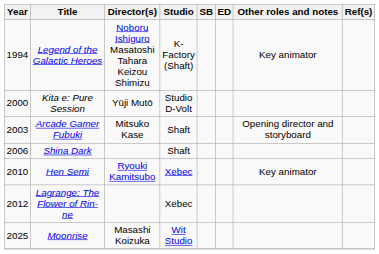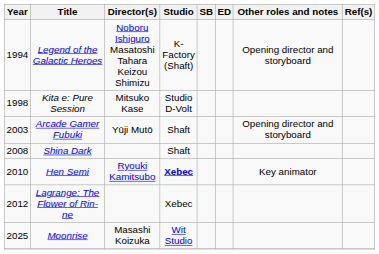(288, 55) Key animator -> (288, 55) Opening director and storyboard
(17, 103) 2000 -> (17, 103) 1998
(132, 103) Yūji Mutō -> (132, 103) Mitsuko Kase
(132, 130) Mitsuko Kase -> (132, 130) Yūji Mutō
(17, 151) 2006 -> (17, 151) 2008
(179, 171) normal -> (179, 171) bold
